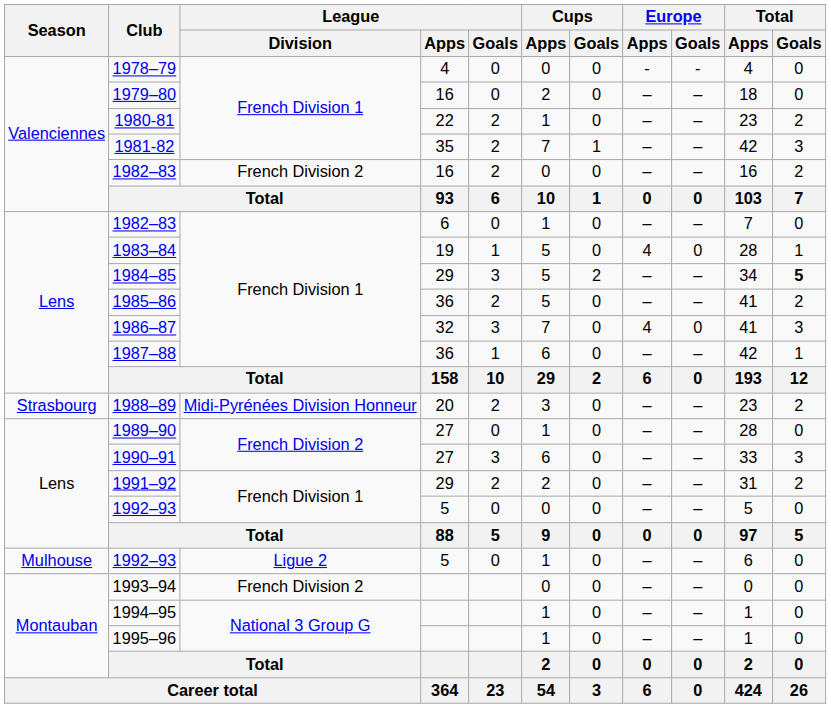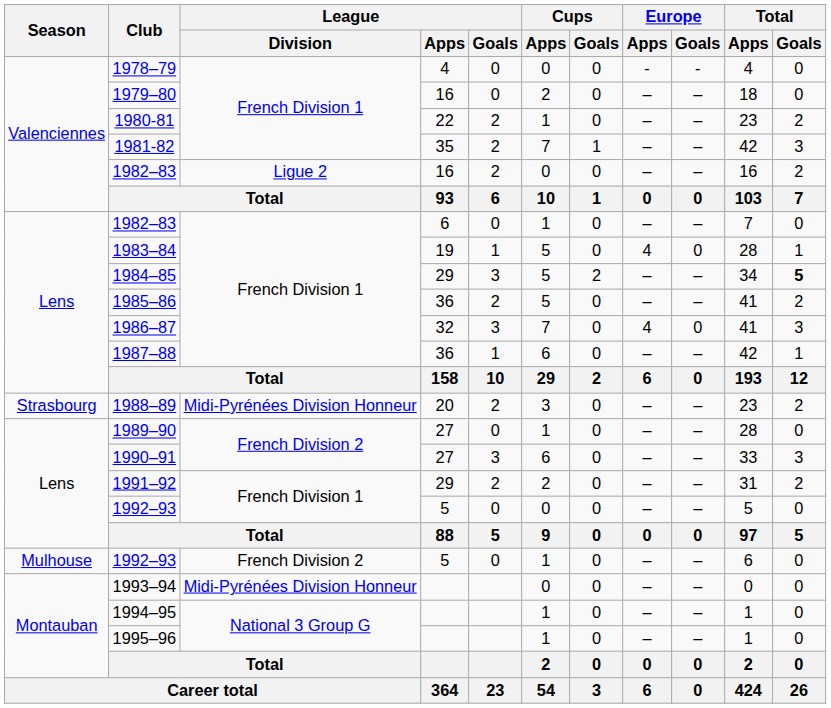(300, 172) French Division 2 -> (300, 172) Ligue 2
(300, 560) Ligue 2 -> (300, 560) French Division 2
(300, 586) French Division 2 -> (300, 586) Midi-Pyrénées Division Honneur
